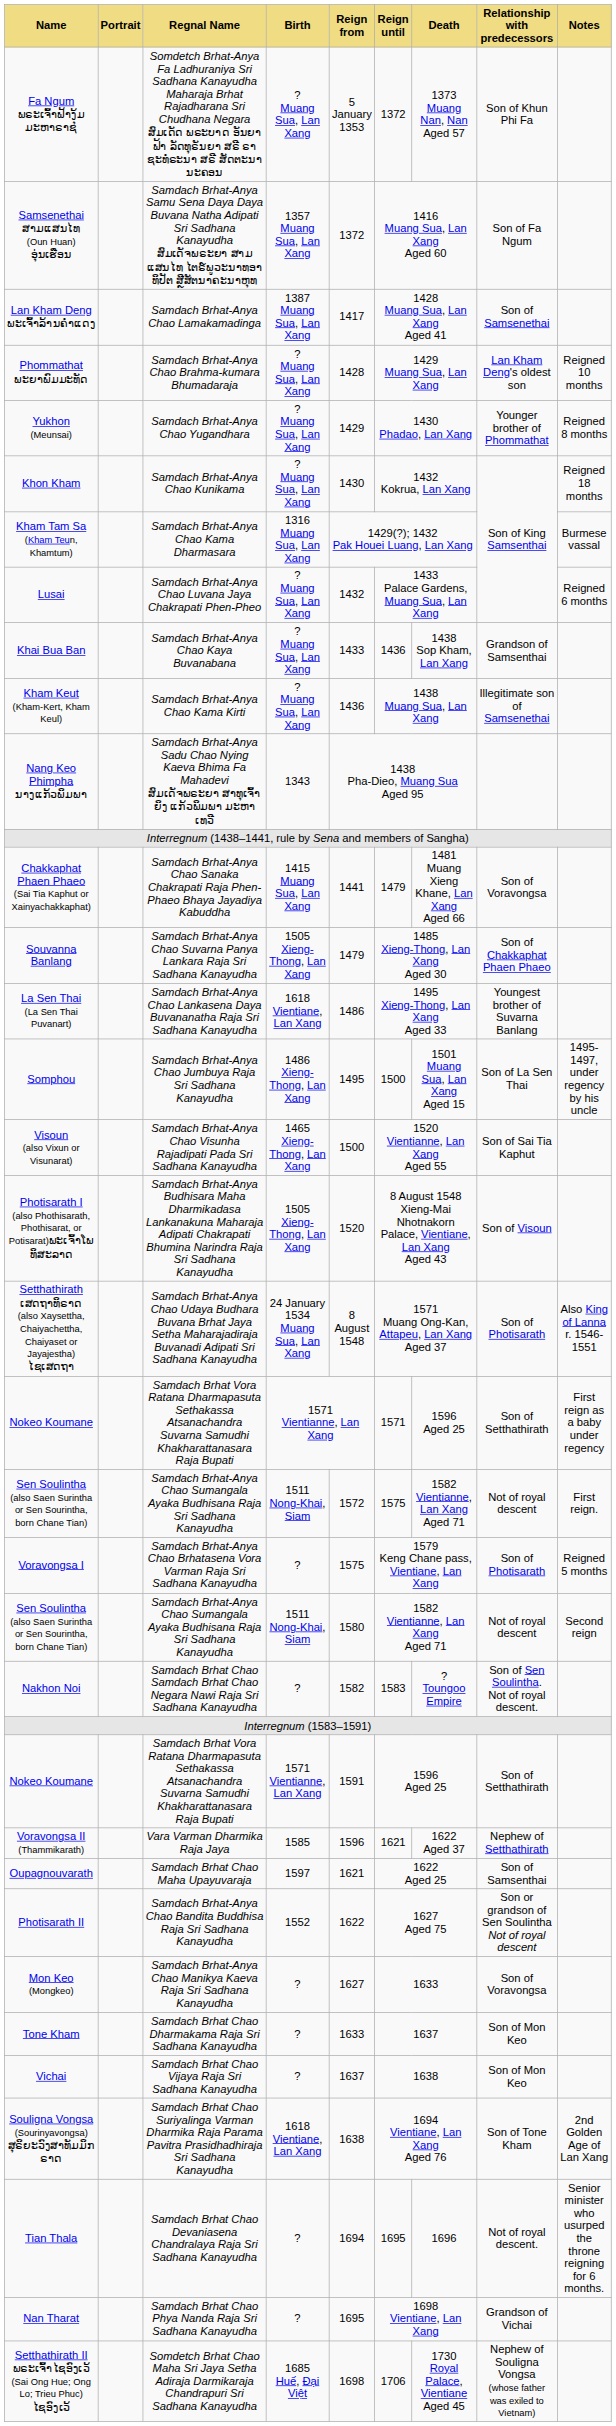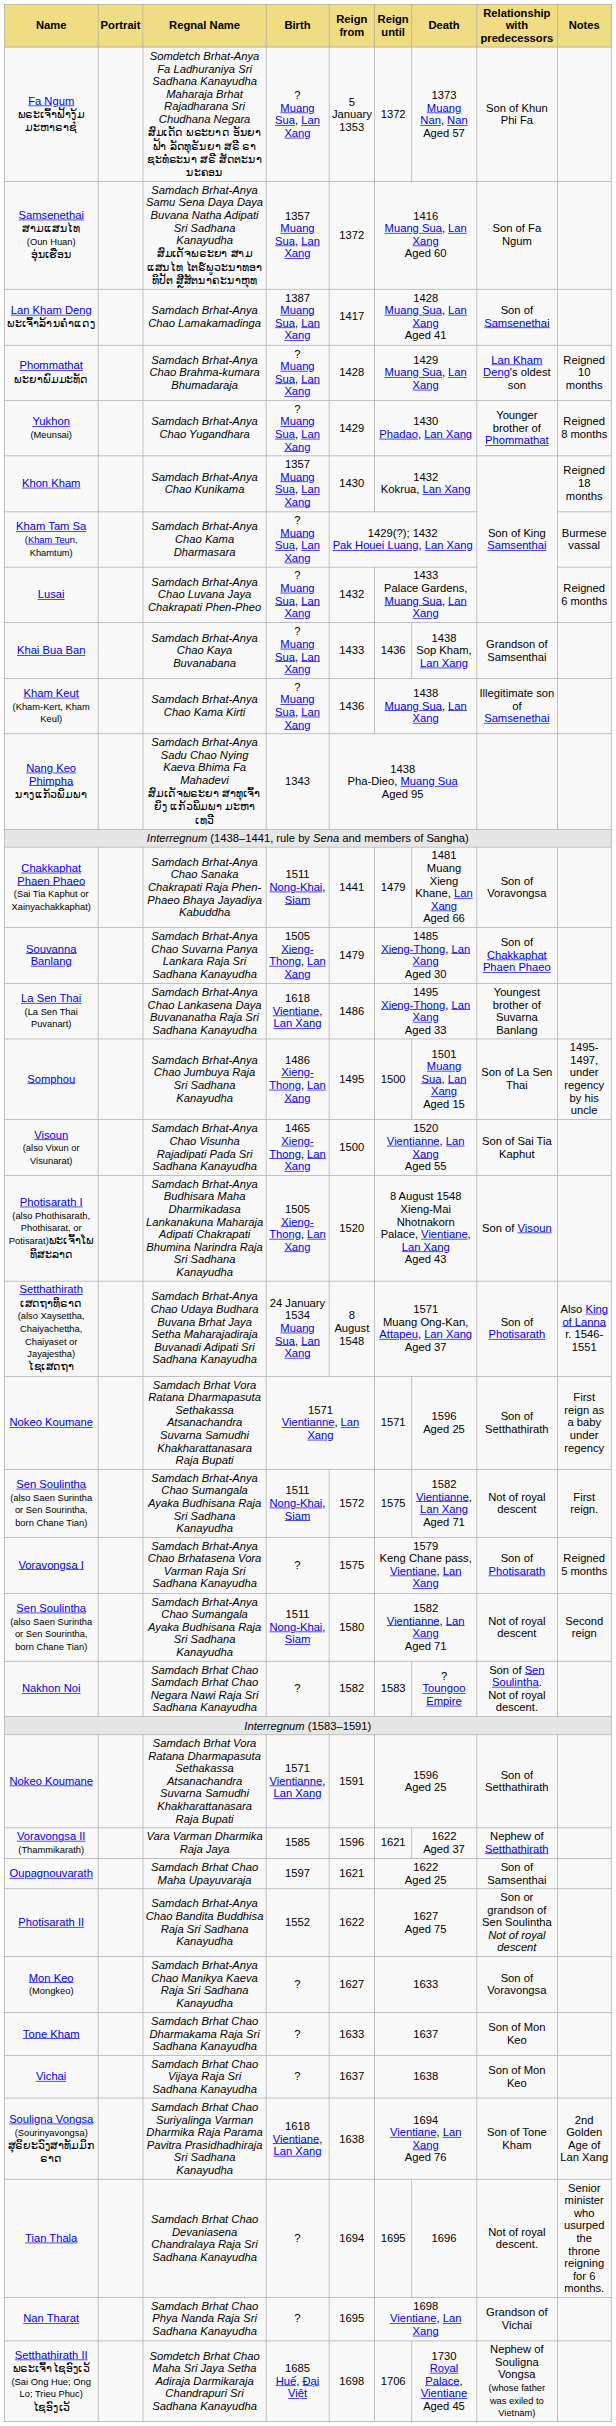(297, 483) ? Muang Sua, Lan Xang -> (297, 483) 1357 Muang Sua, Lan Xang
(297, 539) 1316 Muang Sua, Lan Xang -> (297, 539) ? Muang Sua, Lan Xang
(297, 887) 1415 Muang Sua, Lan Xang -> (297, 887) 1511 Nong-Khai, Siam
